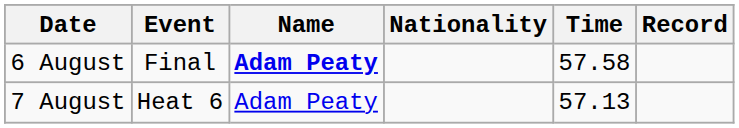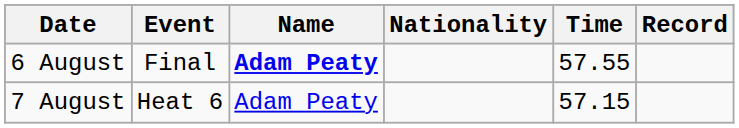(595, 63) 57.58 -> (595, 63) 57.55
(595, 102) 57.13 -> (595, 102) 57.15
